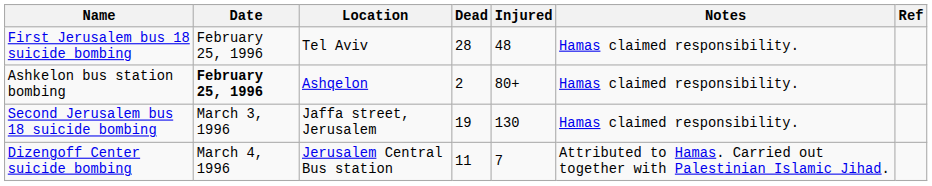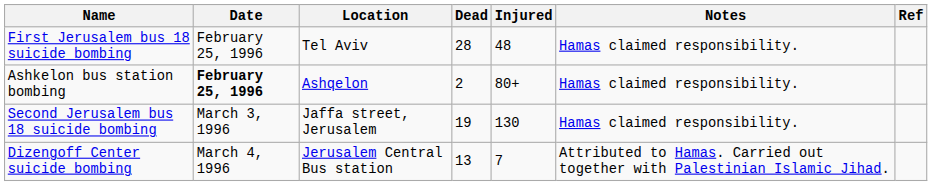(463, 161) 11 -> (463, 161) 13
